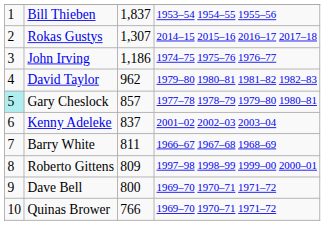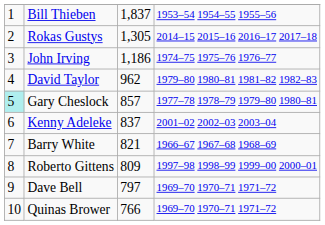(135, 36) 1,307 -> (135, 36) 1,305
(130, 144) 811 -> (130, 144) 821
(130, 187) 800 -> (130, 187) 797
